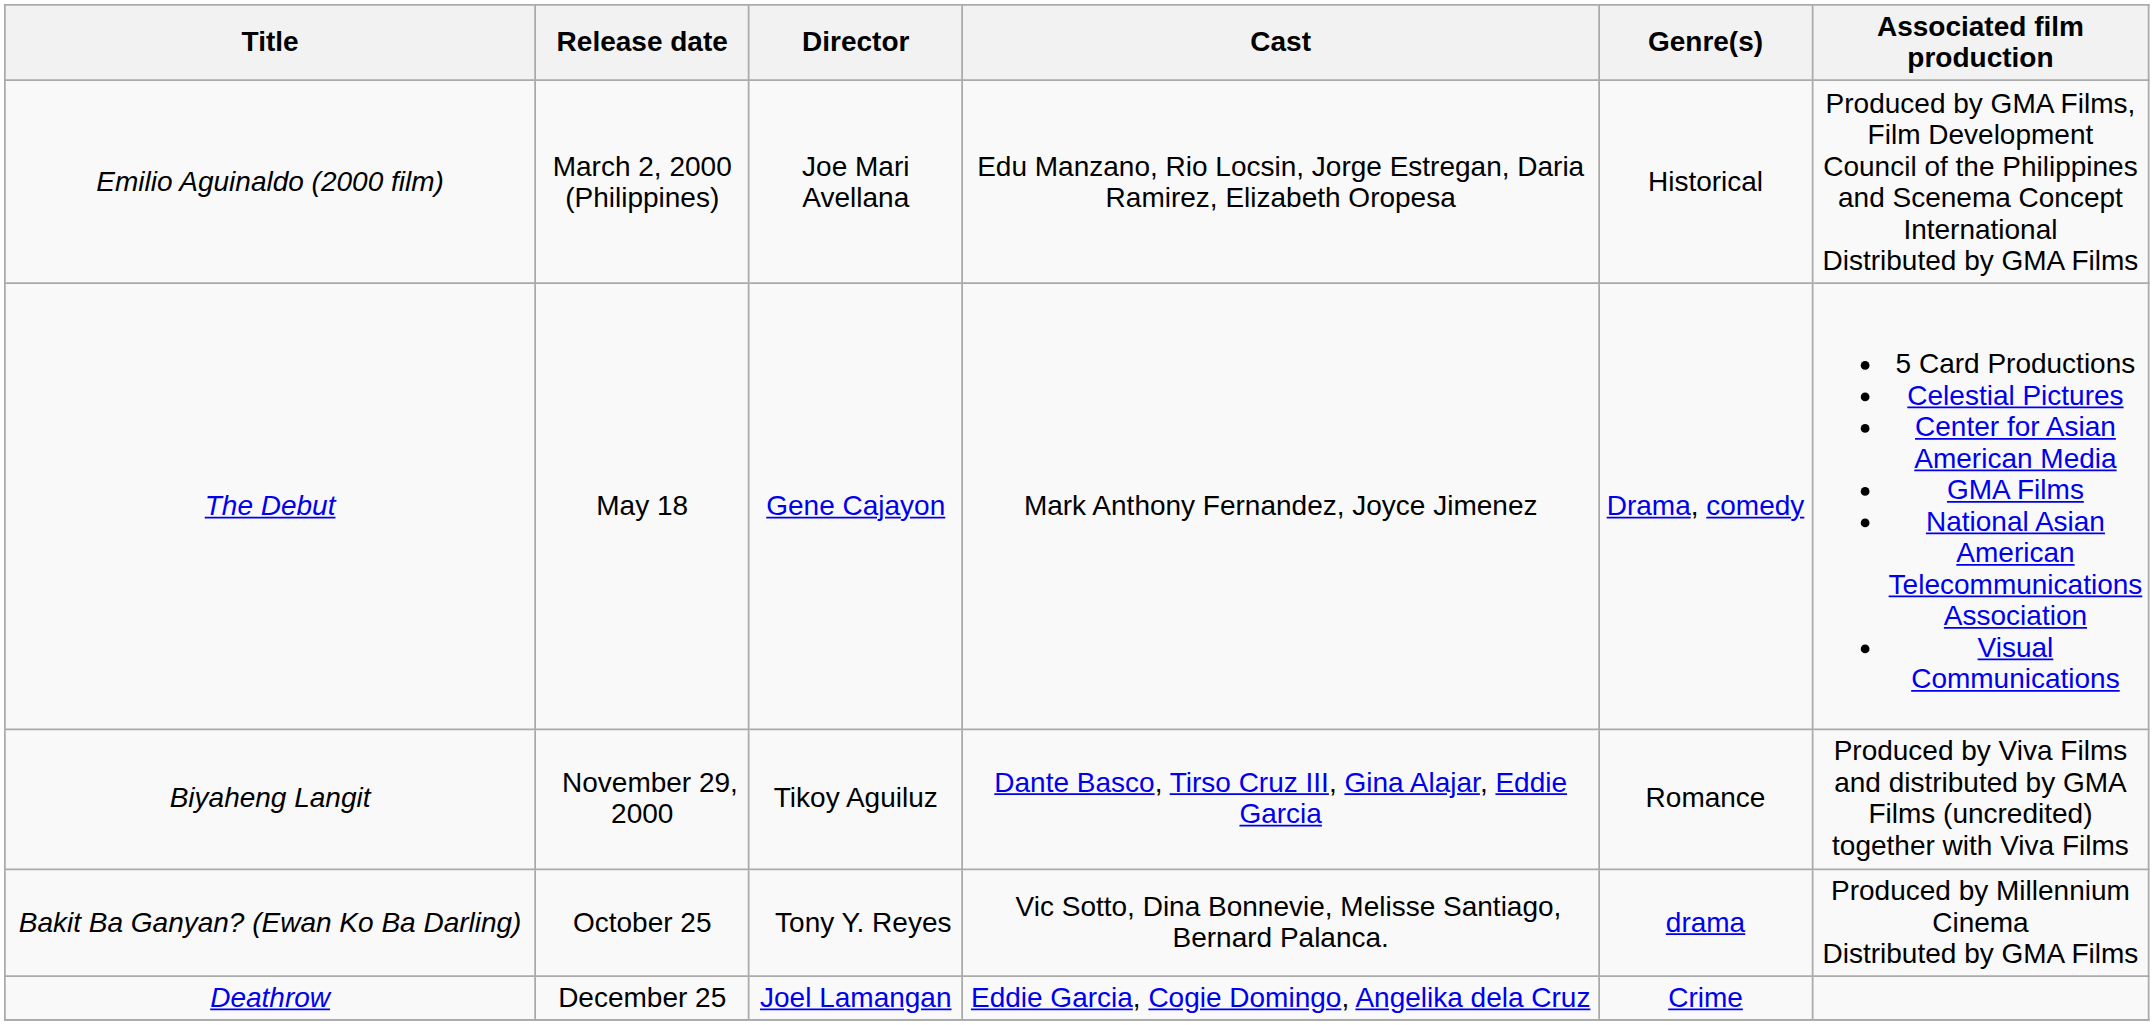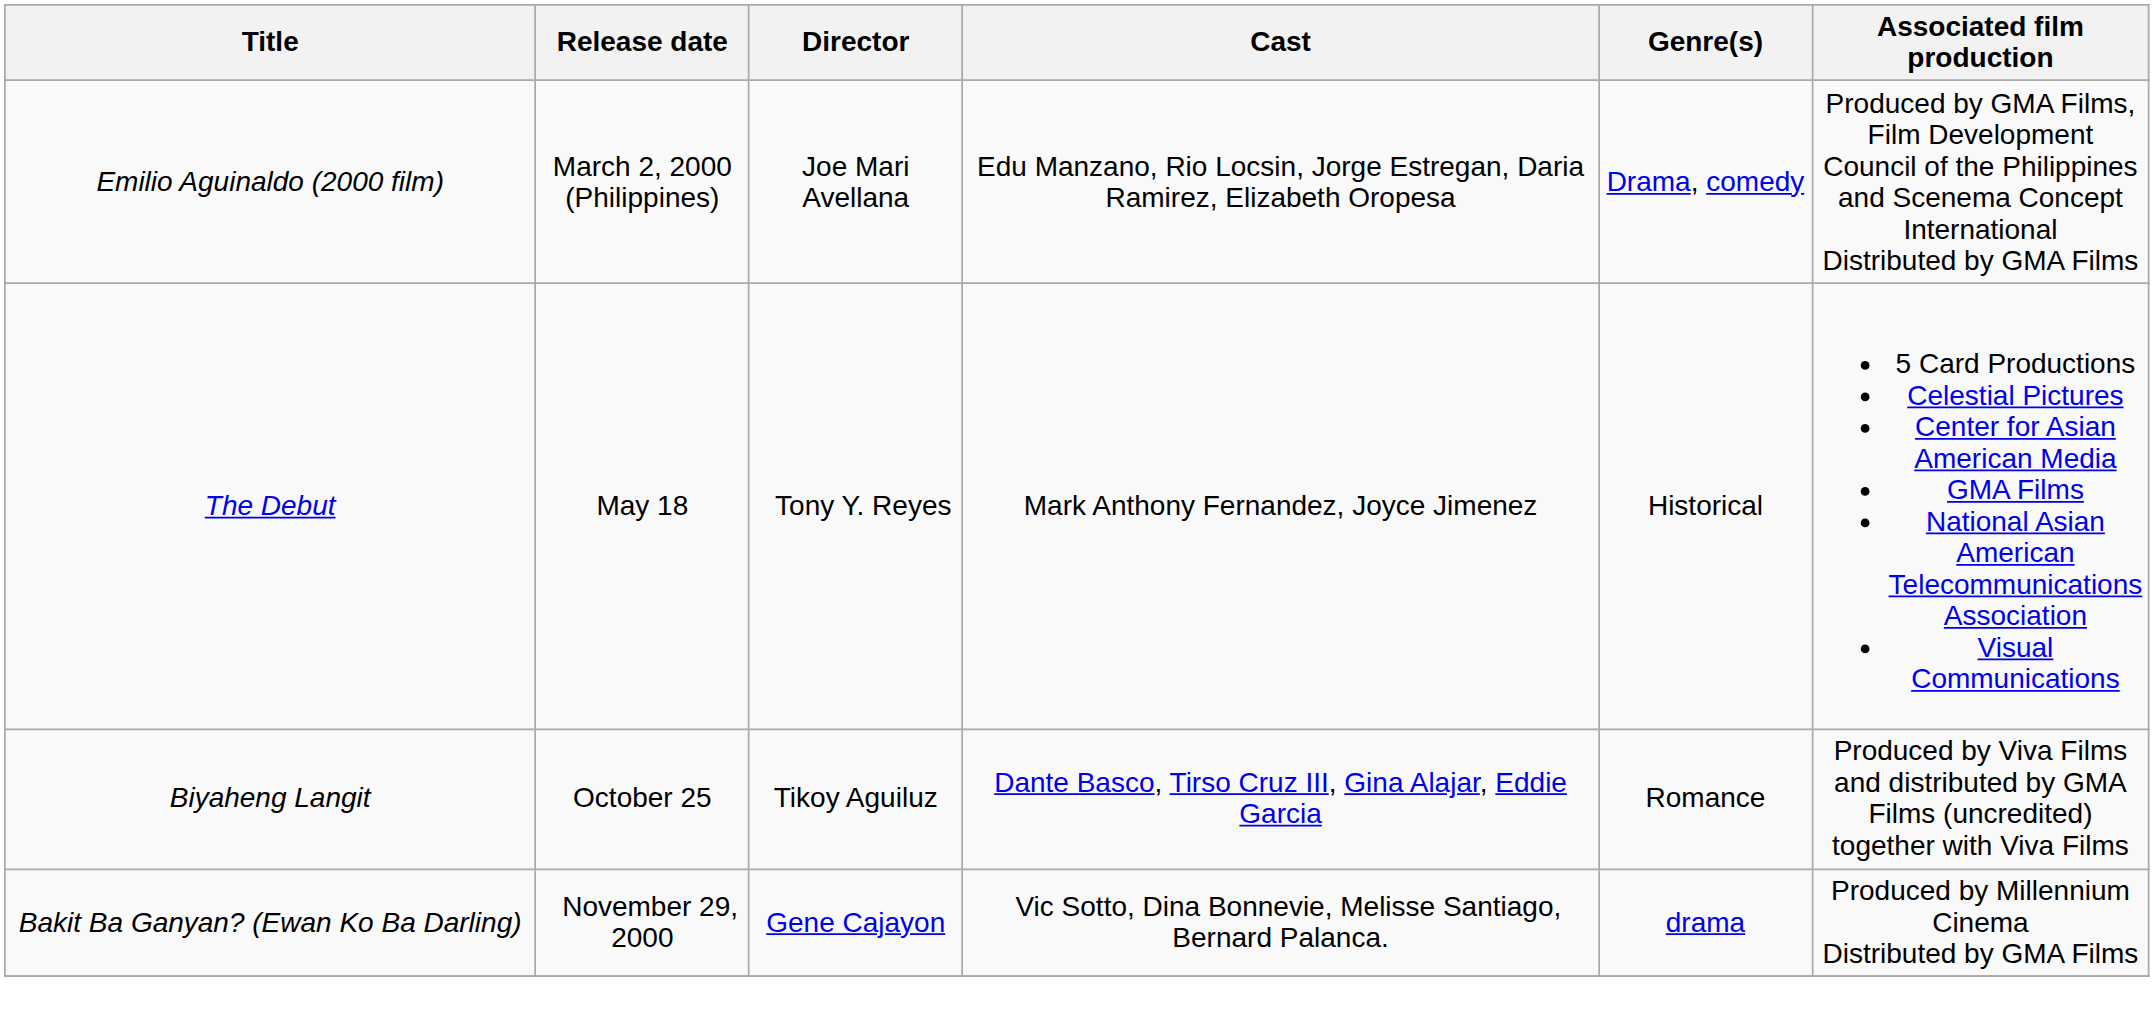(1706, 181) Historical -> (1705, 181) Drama, comedy
(856, 505) Gene Cajayon -> (856, 505) Tony Y. Reyes
(1706, 505) Drama, comedy -> (1705, 505) Historical
(642, 798) November 29, 2000 -> (642, 798) October 25
(642, 921) October 25 -> (642, 921) November 29, 2000
(856, 921) Tony Y. Reyes -> (856, 921) Gene Cajayon
- row: (270, 997)
